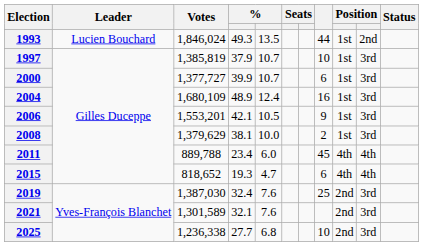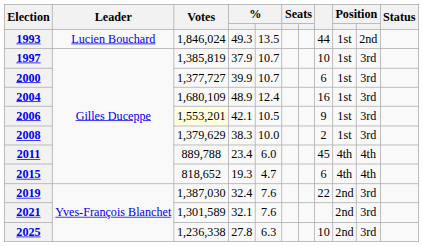(201, 116) no background -> (201, 116) lightyellow background
(242, 135) 38.1 -> (242, 135) 38.3
(324, 193) 25 -> (324, 193) 22
(242, 231) 27.7 -> (242, 231) 27.8
(269, 231) 6.8 -> (269, 231) 6.3
